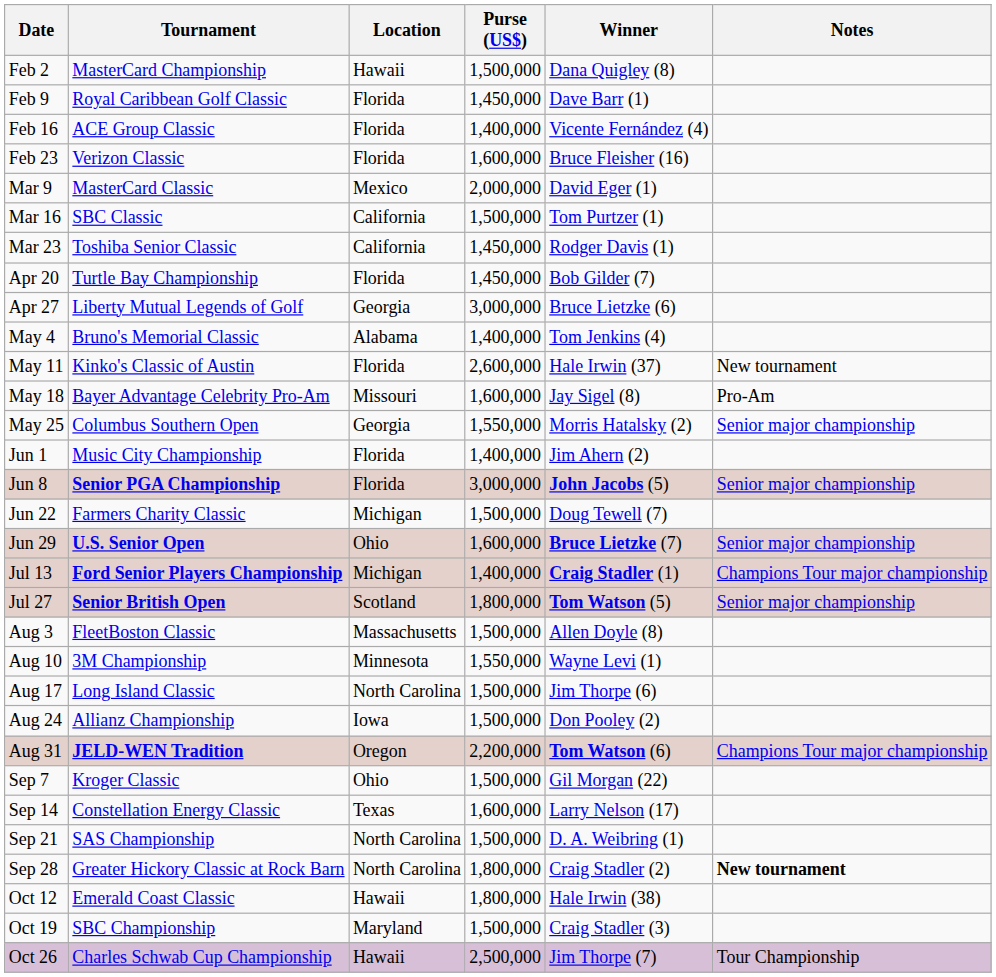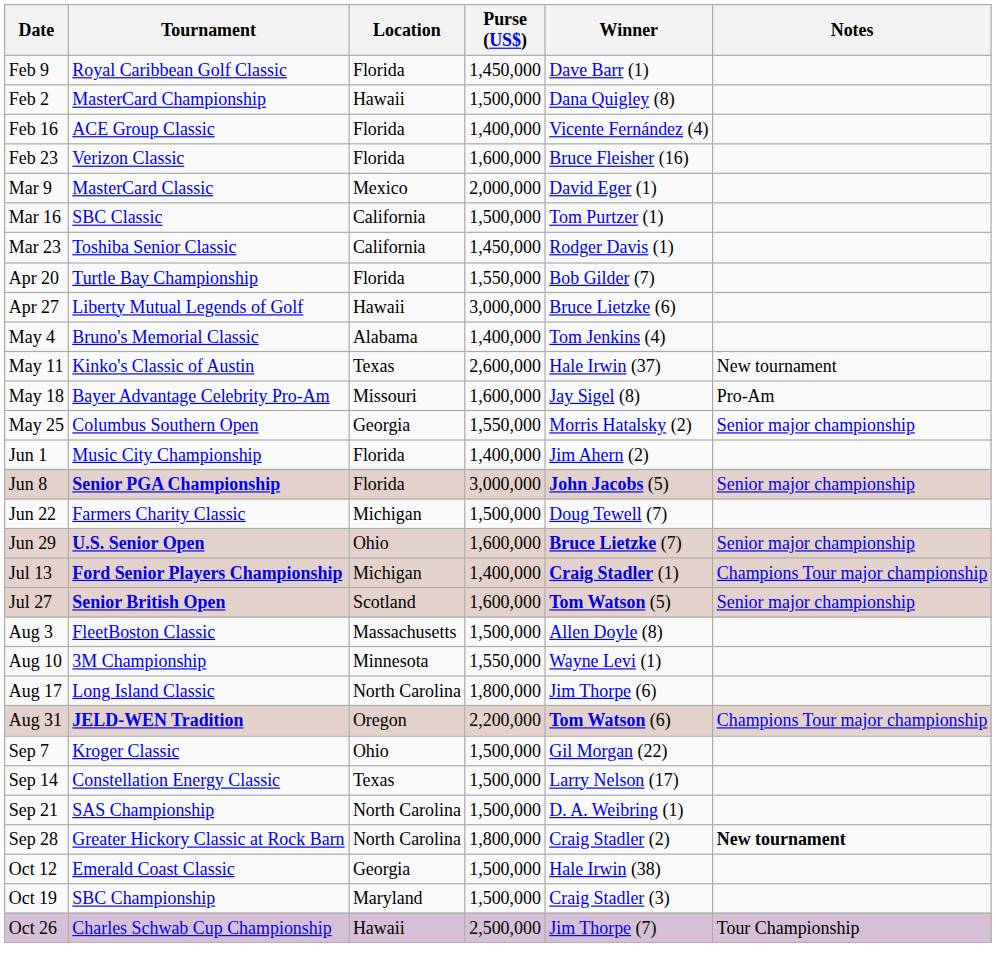rows swapped: (29, 70) <-> (29, 99)
(505, 277) 1,450,000 -> (505, 277) 1,550,000
(382, 306) Georgia -> (379, 306) Hawaii
(379, 366) Florida -> (374, 366) Texas
(505, 602) 1,800,000 -> (505, 602) 1,600,000
(505, 691) 1,500,000 -> (505, 691) 1,800,000
- row: (35, 720)
(505, 809) 1,600,000 -> (505, 780) 1,500,000
(379, 898) Hawaii -> (382, 868) Georgia
(505, 898) 1,800,000 -> (505, 868) 1,500,000
